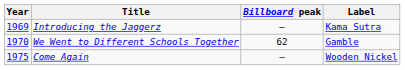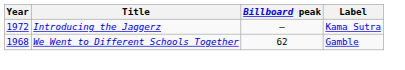(18, 27) 1969 -> (18, 27) 1972
(18, 42) 1970 -> (18, 42) 1968
- row: (61, 57)
